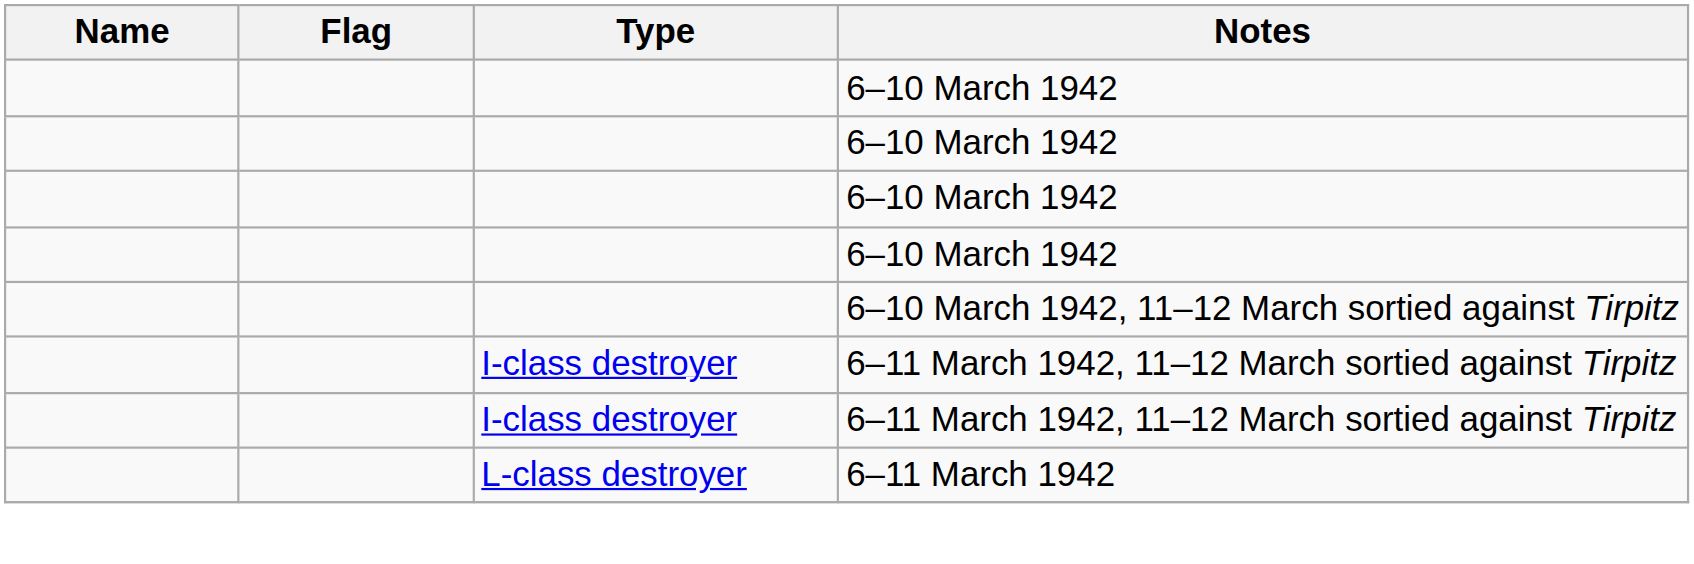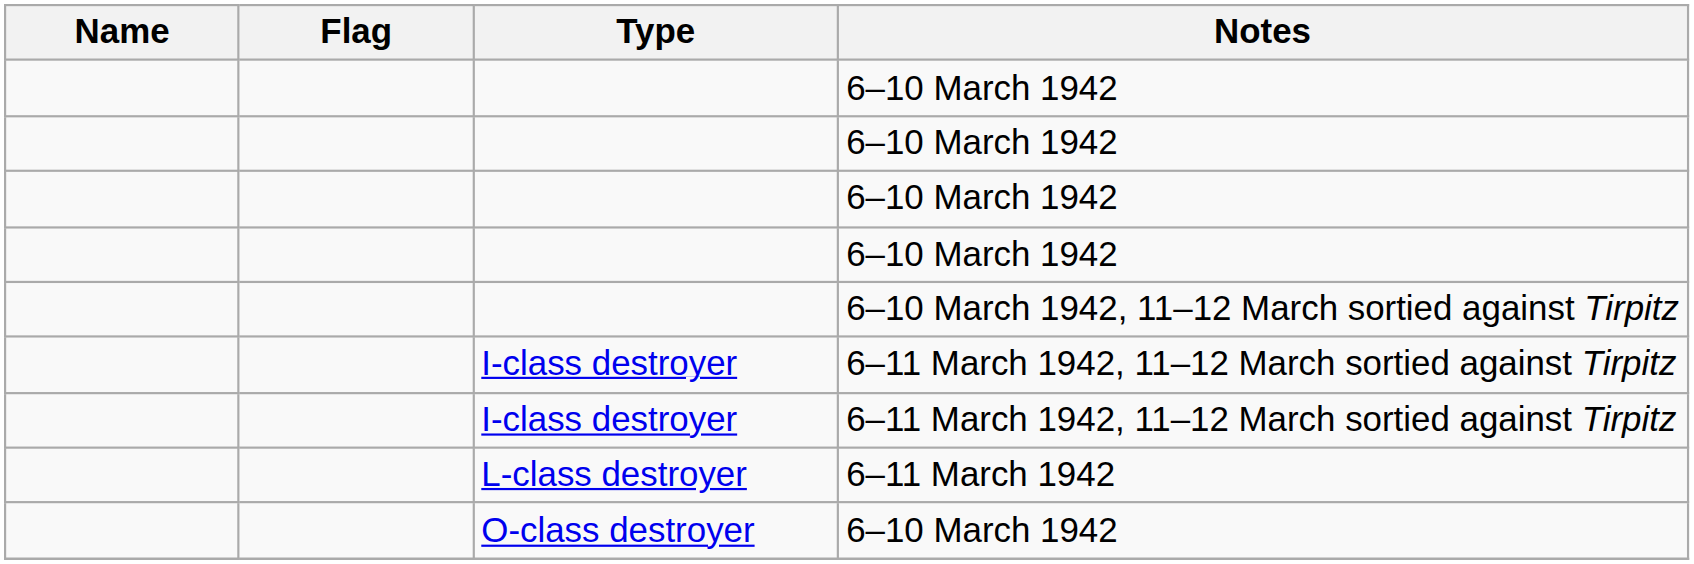+ row: (618, 530)
